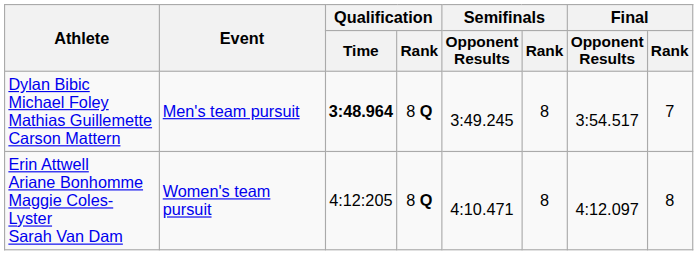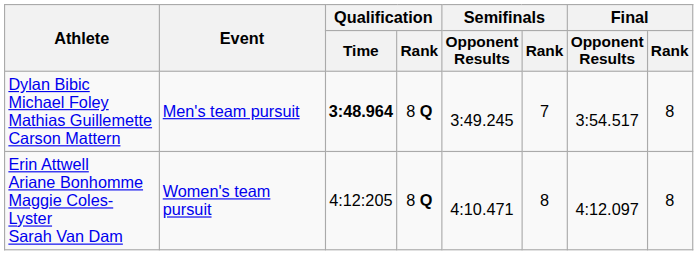(545, 112) 8 -> (545, 112) 7
(670, 112) 7 -> (670, 112) 8
